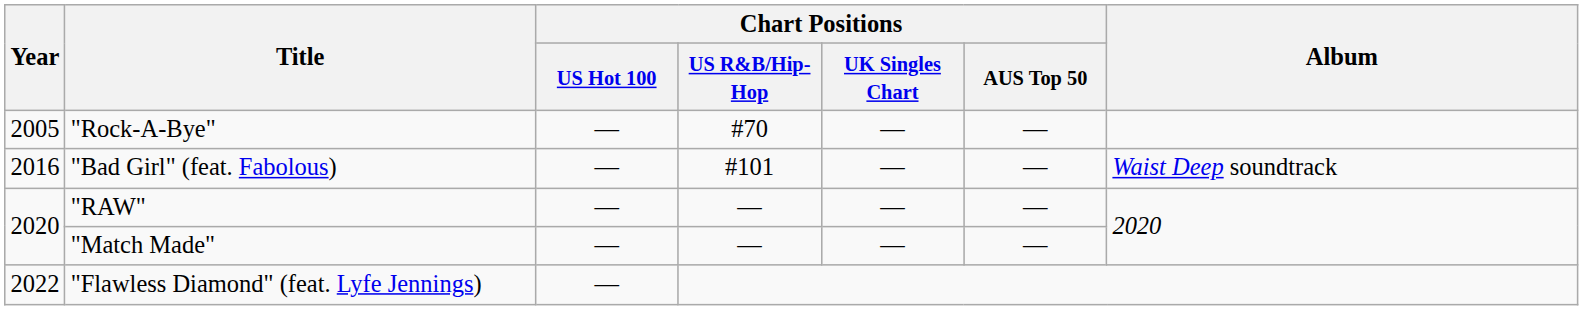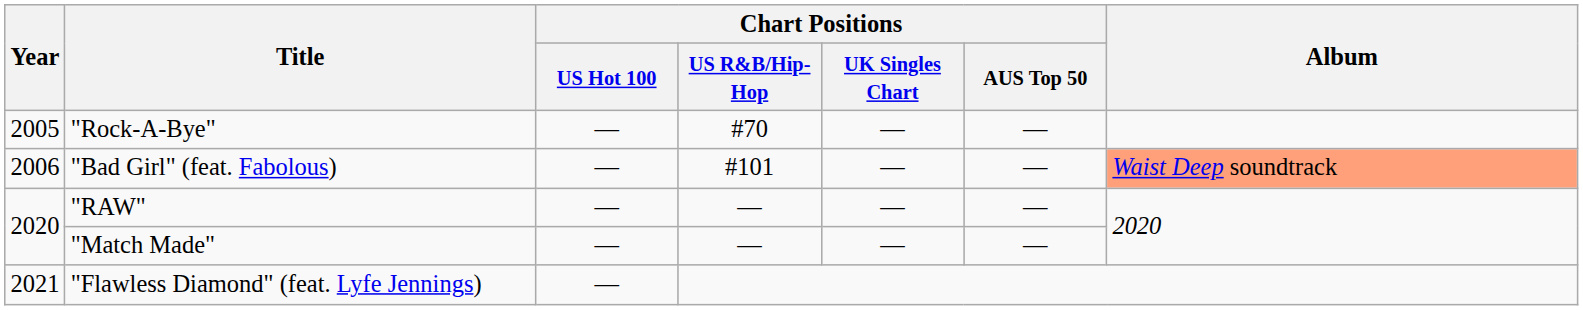(35, 167) 2016 -> (35, 167) 2006
(1225, 167) no background -> (1225, 167) lightsalmon background
(35, 284) 2022 -> (35, 284) 2021
